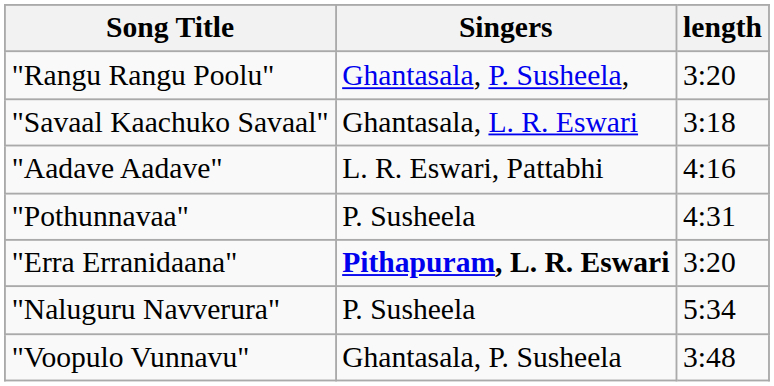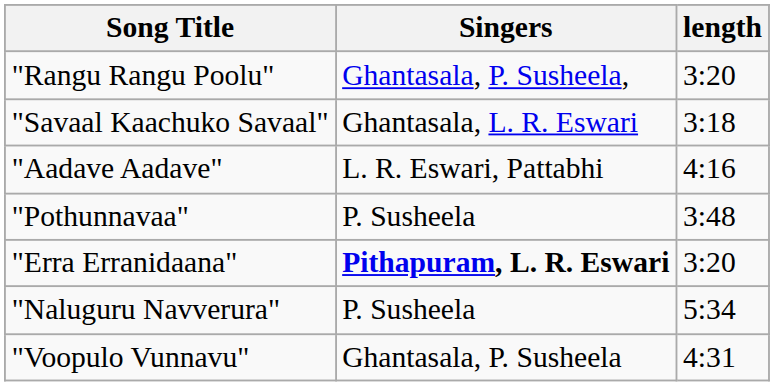(709, 215) 4:31 -> (709, 215) 3:48
(709, 356) 3:48 -> (709, 356) 4:31
